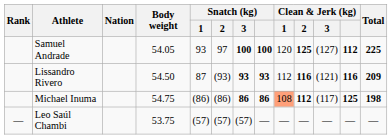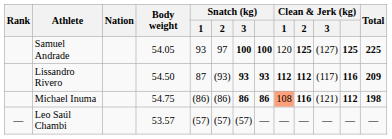(350, 50) 112 -> (350, 50) 125
(284, 77) normal -> (284, 77) bold
(304, 77) 116 -> (304, 77) 112
(327, 77) (121) -> (327, 77) (117)
(304, 99) 112 -> (304, 99) 116
(327, 99) (117) -> (327, 99) (121)
(350, 99) 125 -> (350, 99) 112
(163, 120) 53.75 -> (163, 120) 53.57
